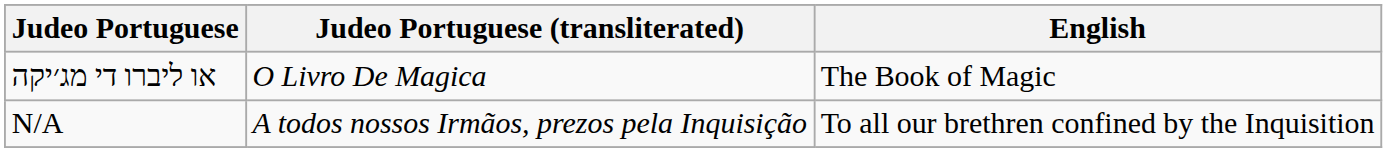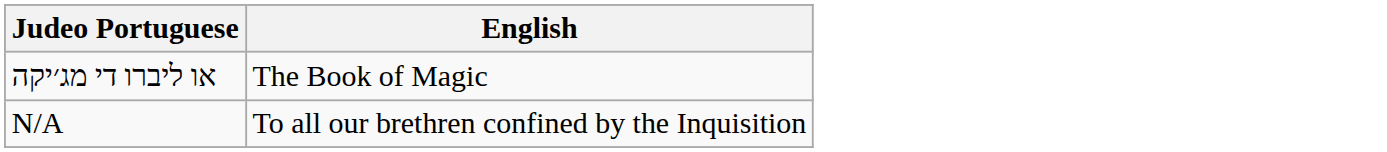- column: (530, 28)
